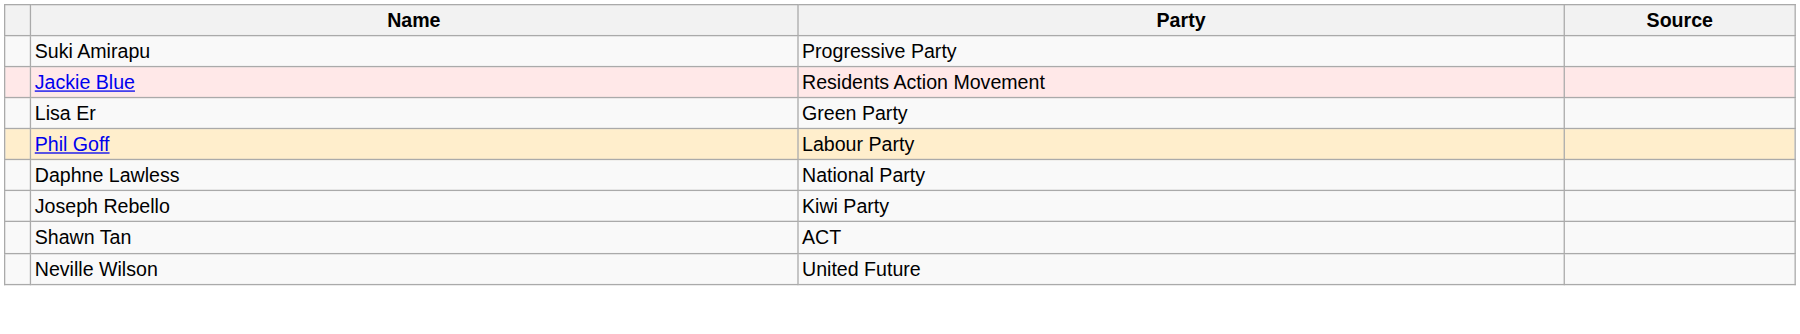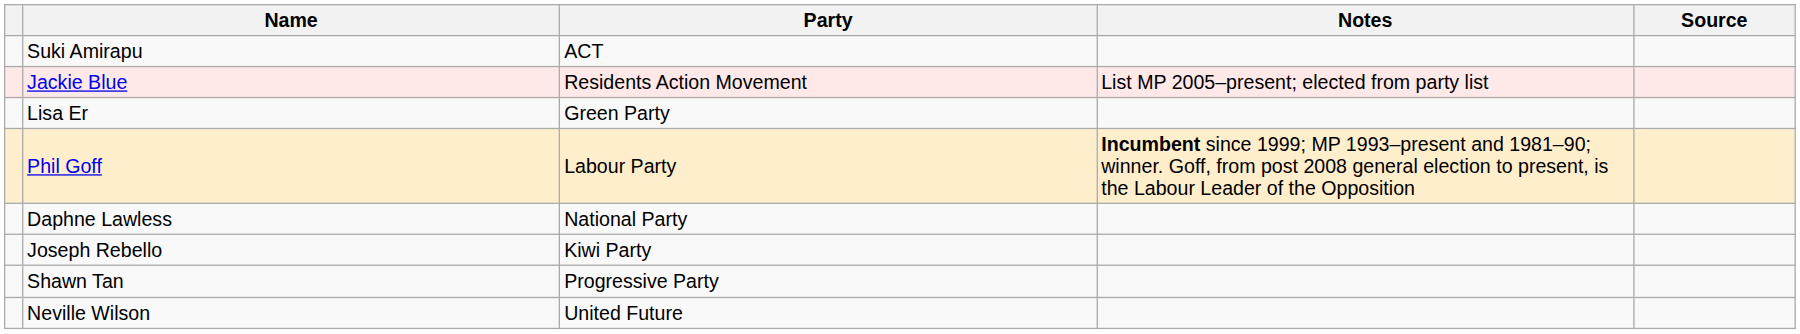+ column: (1365, 20)
(879, 51) Progressive Party -> (584, 51) ACT
(822, 238) ACT -> (641, 281) Progressive Party
